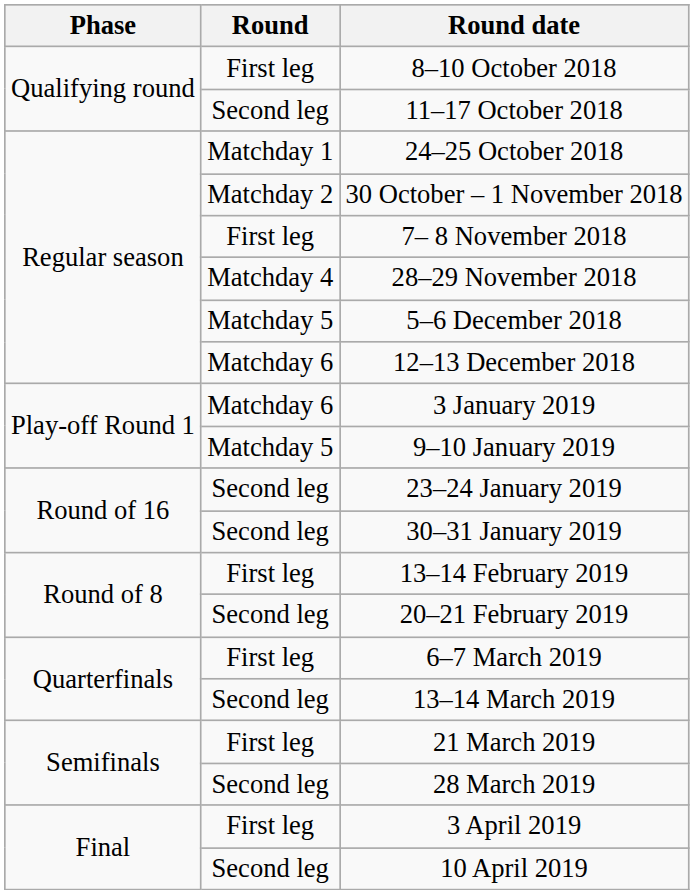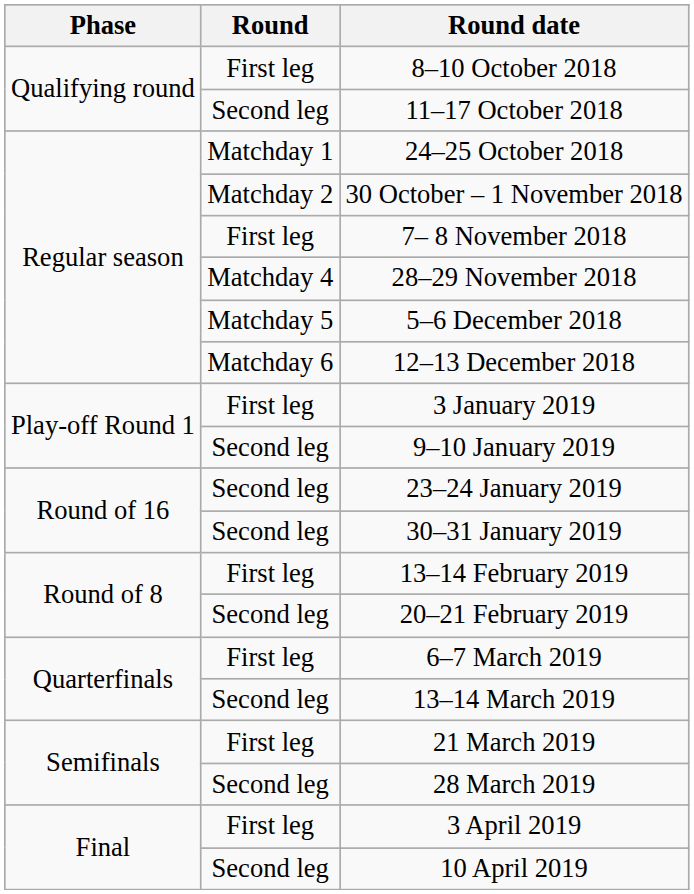(270, 404) Matchday 6 -> (270, 404) First leg
(270, 446) Matchday 5 -> (270, 446) Second leg
